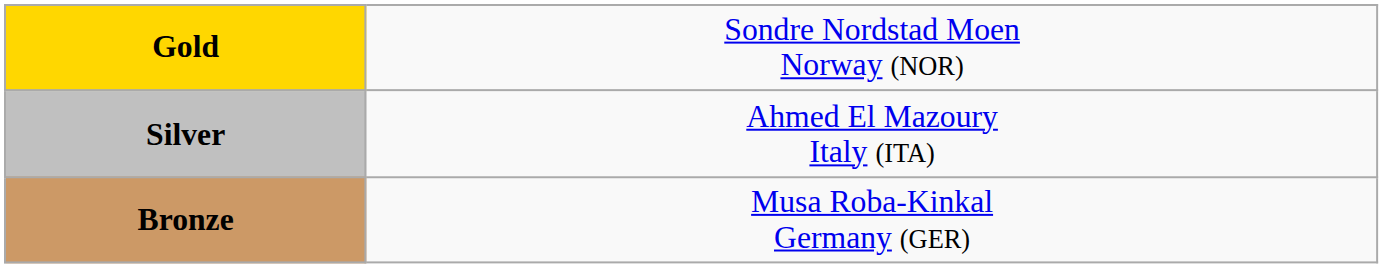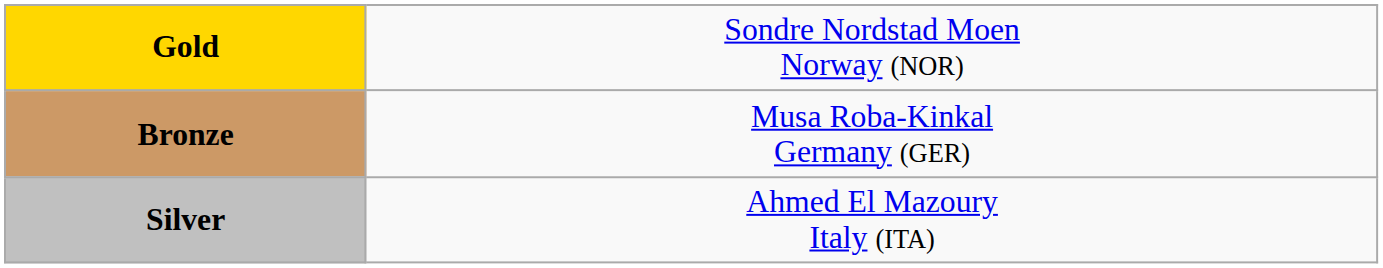rows swapped: (186, 133) <-> (186, 219)
